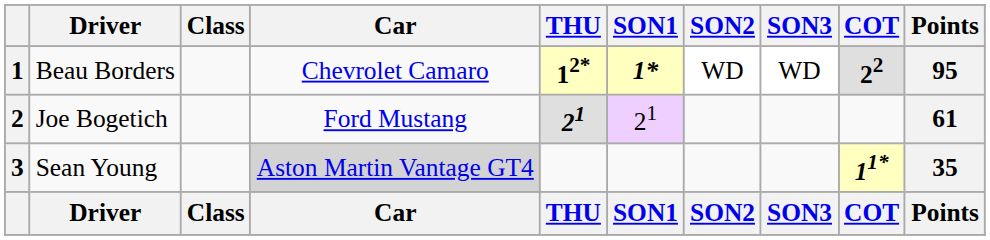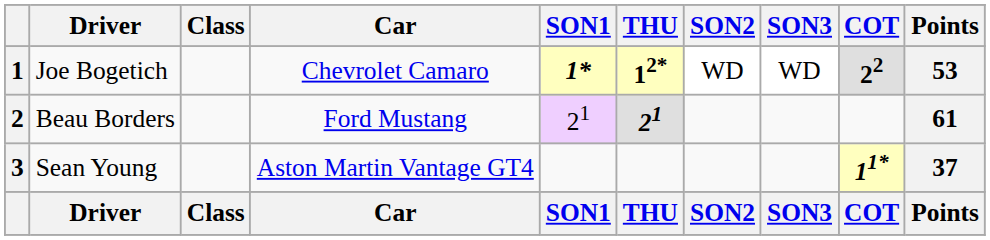columns swapped: (573, 25) <-> (645, 25)
(105, 70) Beau Borders -> (102, 70) Joe Bogetich
(945, 70) 95 -> (945, 70) 53
(102, 118) Joe Bogetich -> (105, 118) Beau Borders
(395, 167) lightgrey background -> (395, 167) no background
(945, 167) 35 -> (945, 167) 37
